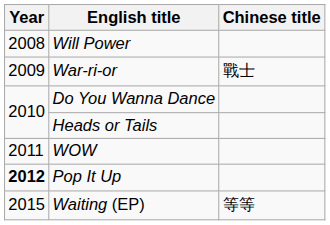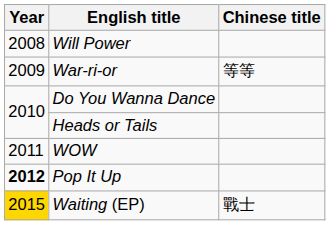(239, 70) 戰士 -> (239, 70) 等等
(27, 205) no background -> (27, 205) gold background
(239, 204) 等等 -> (239, 204) 戰士
